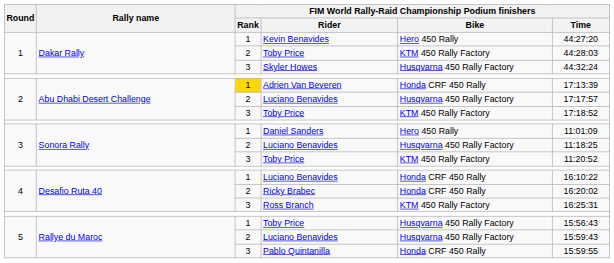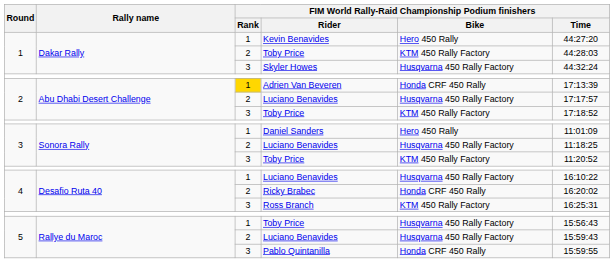(443, 177) Honda CRF 450 Rally -> (457, 177) Husqvarna 450 Rally Factory
